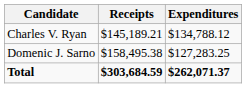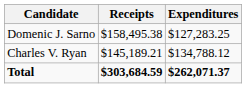rows swapped: (47, 33) <-> (51, 53)
